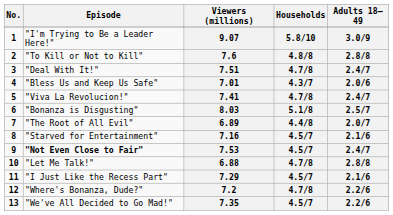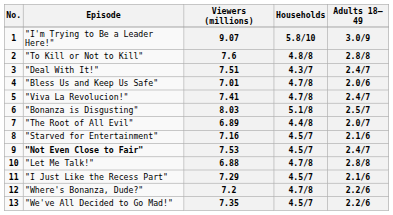(301, 70) 4.7/8 -> (301, 70) 4.3/7
(301, 83) 4.3/7 -> (301, 83) 4.7/8
